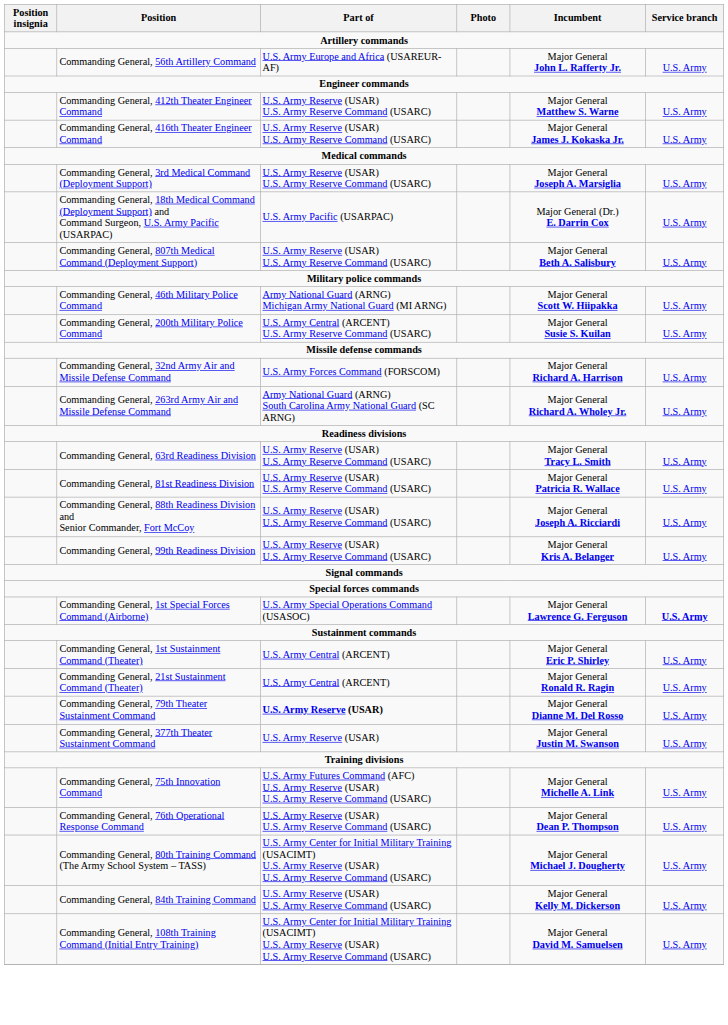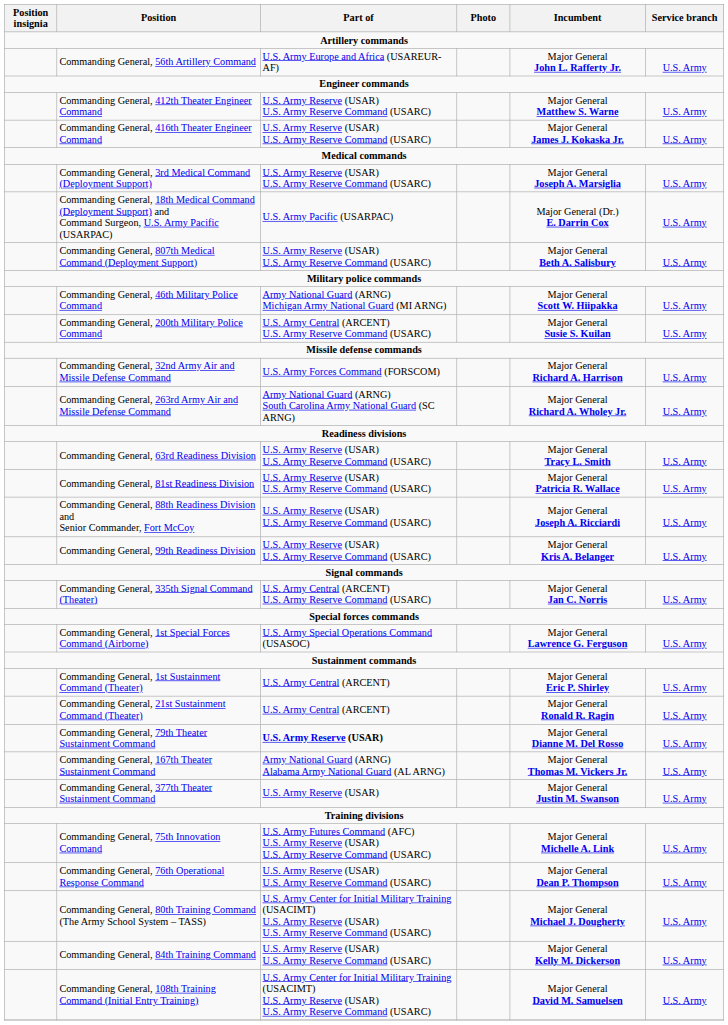+ row: (156, 594)
(685, 616) bold -> (685, 644) normal
+ row: (136, 765)
